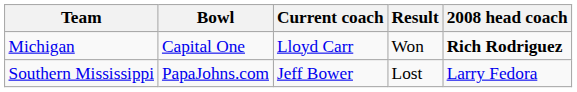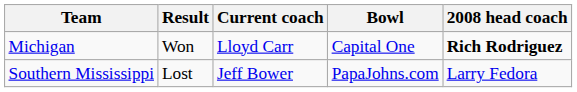columns swapped: (215, 18) <-> (415, 18)
